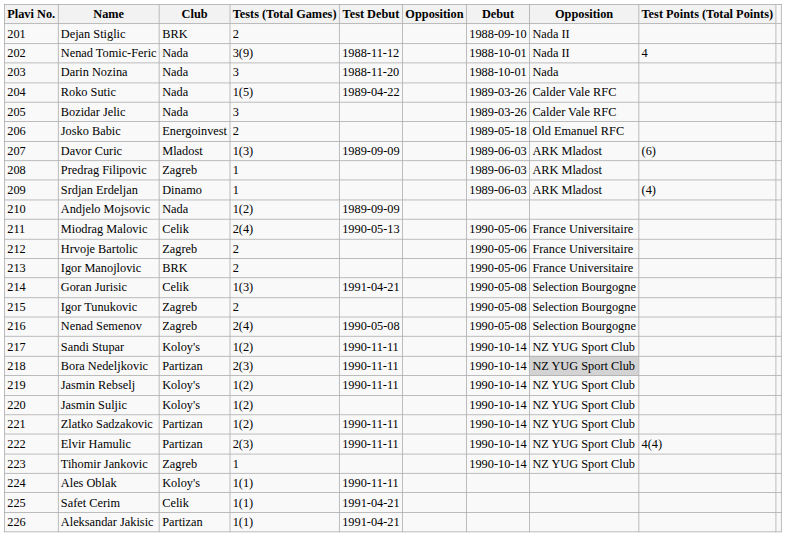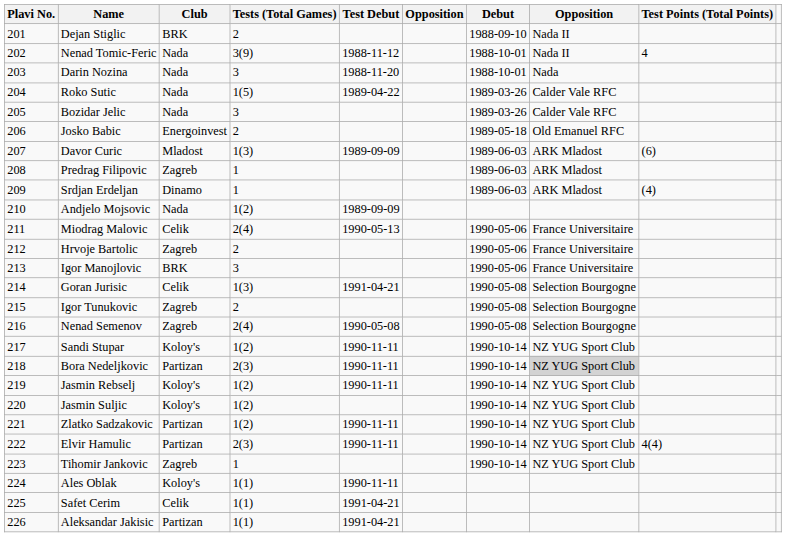(236, 268) 2 -> (236, 268) 3
